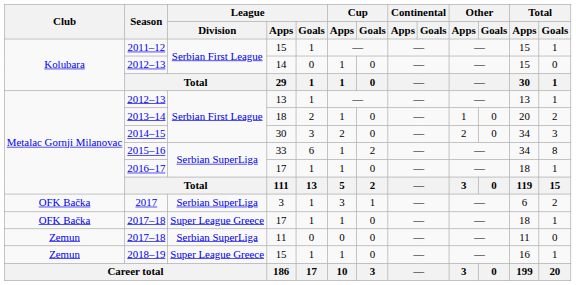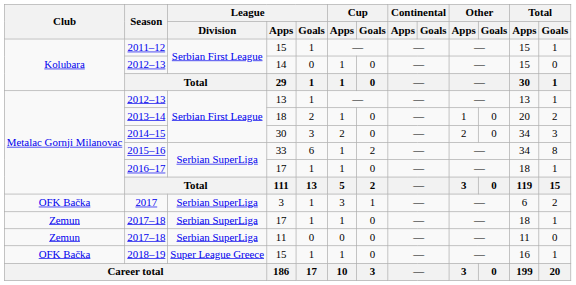(65, 220) OFK Bačka -> (65, 220) Zemun
(217, 220) Super League Greece -> (217, 220) Serbian SuperLiga
(65, 254) Zemun -> (65, 254) OFK Bačka
